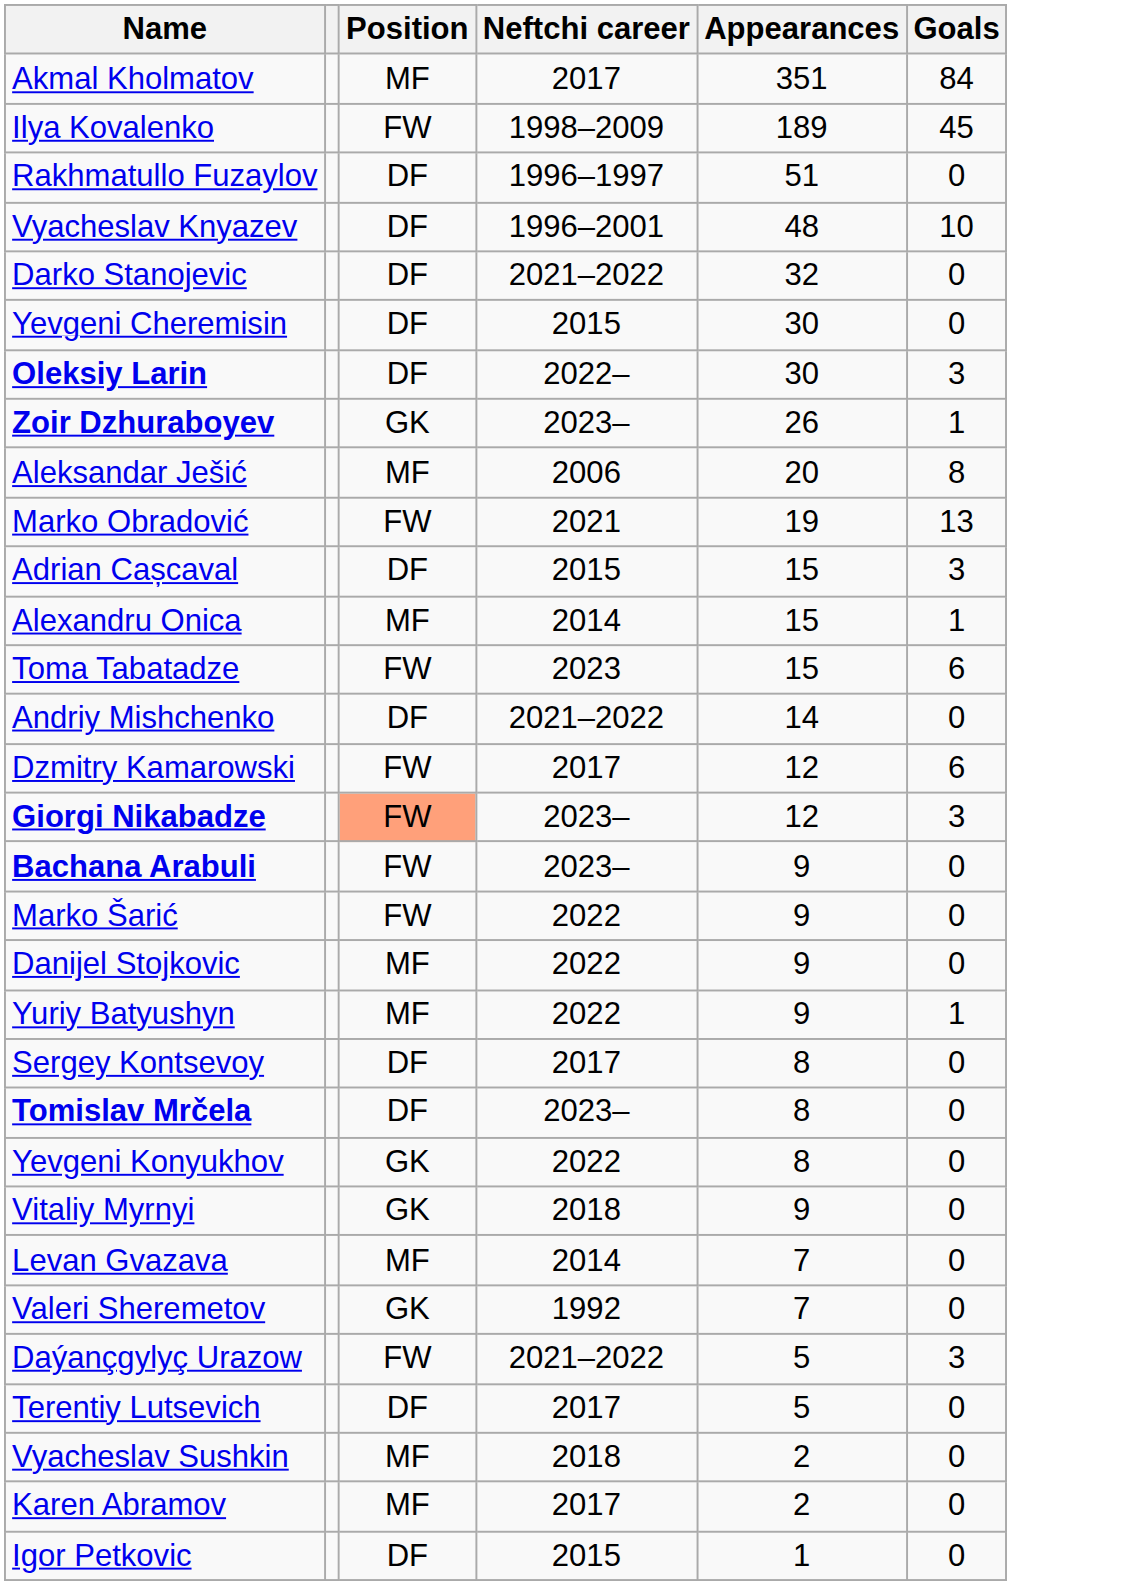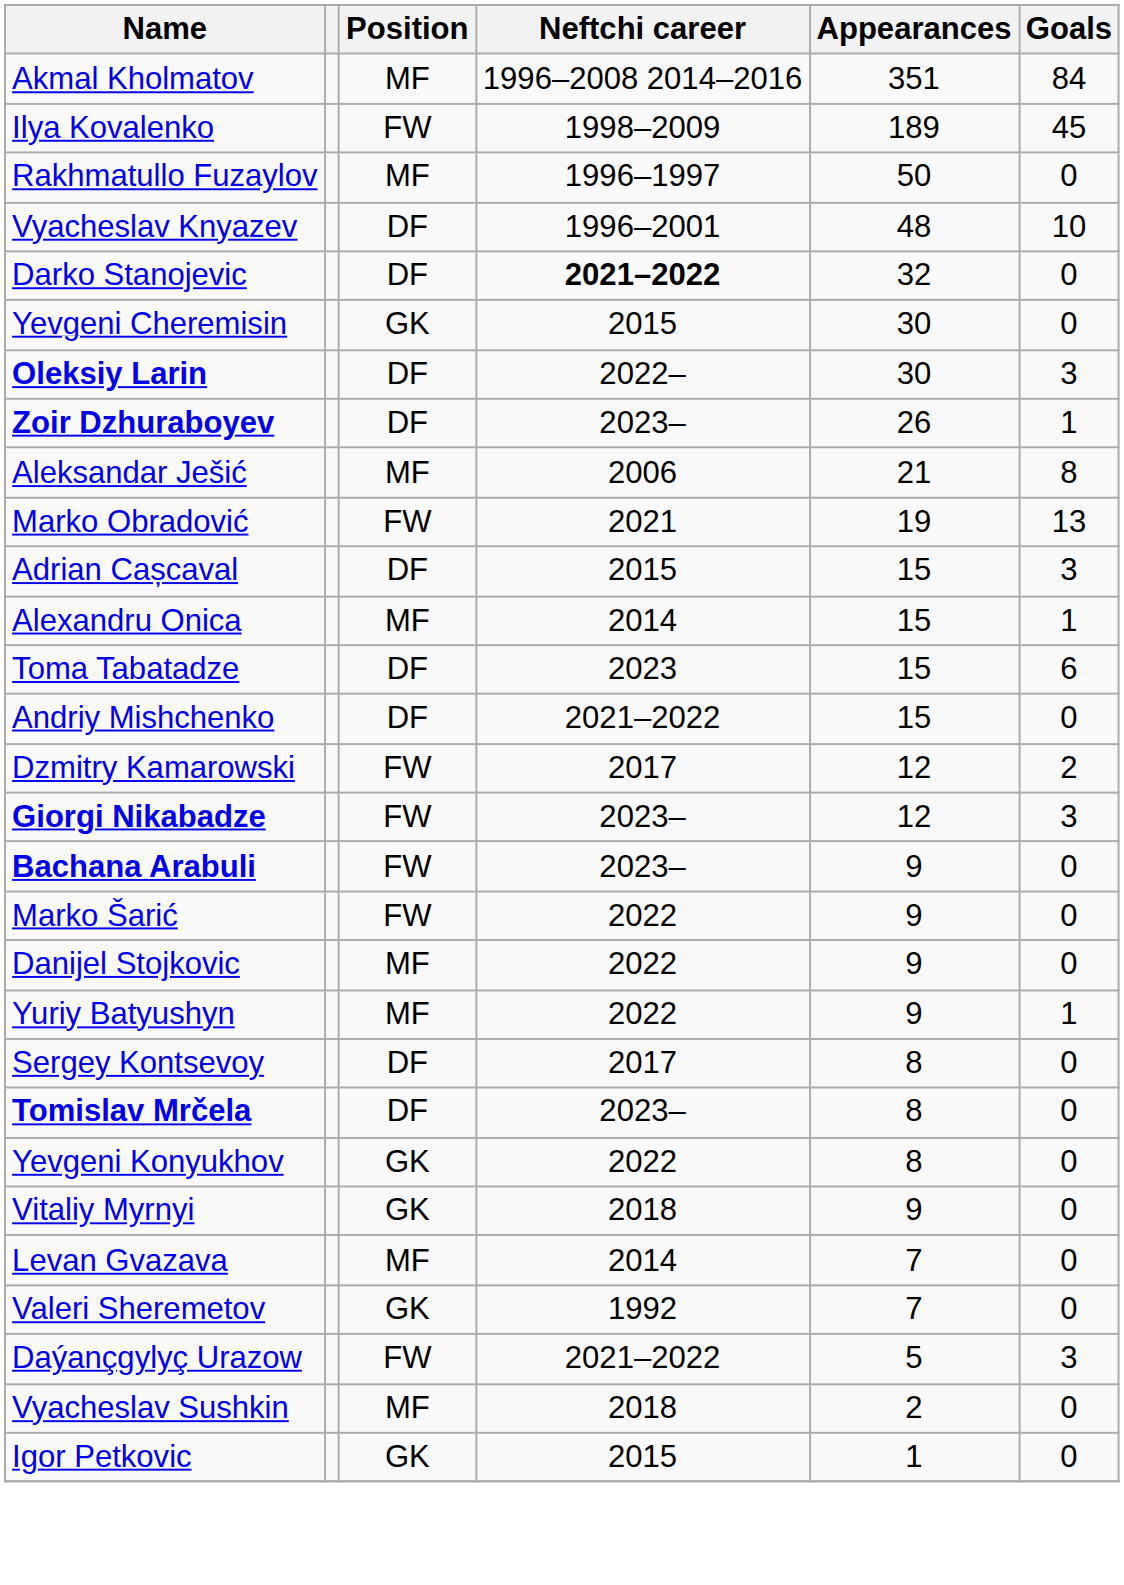(586, 78) 2017 -> (643, 78) 1996–2008 2014–2016
(407, 176) DF -> (407, 176) MF
(802, 176) 51 -> (914, 176) 50
(586, 275) normal -> (643, 275) bold
(407, 324) DF -> (407, 324) GK
(407, 422) GK -> (407, 422) DF
(802, 472) 20 -> (914, 472) 21
(407, 669) FW -> (407, 669) DF
(802, 718) 14 -> (914, 718) 15
(957, 767) 6 -> (1069, 767) 2
(407, 816) lightsalmon background -> (407, 816) no background
- row: (136, 1407)
- row: (119, 1505)
(407, 1555) DF -> (407, 1456) GK
